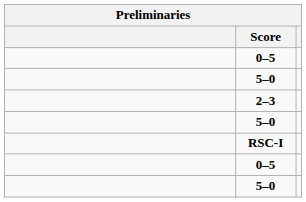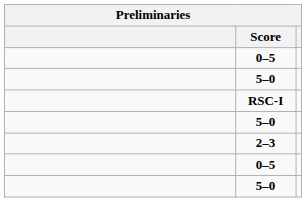rows swapped: (120, 101) <-> (120, 144)
